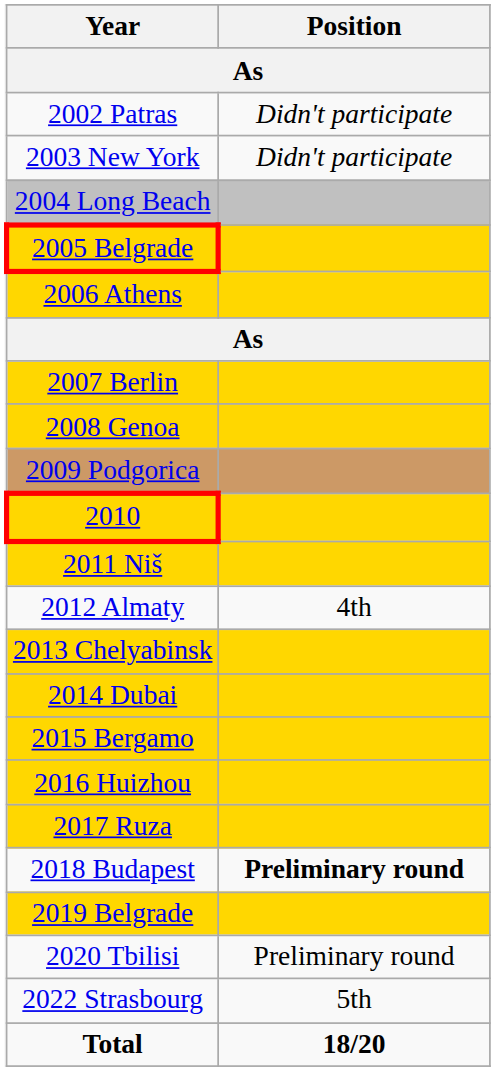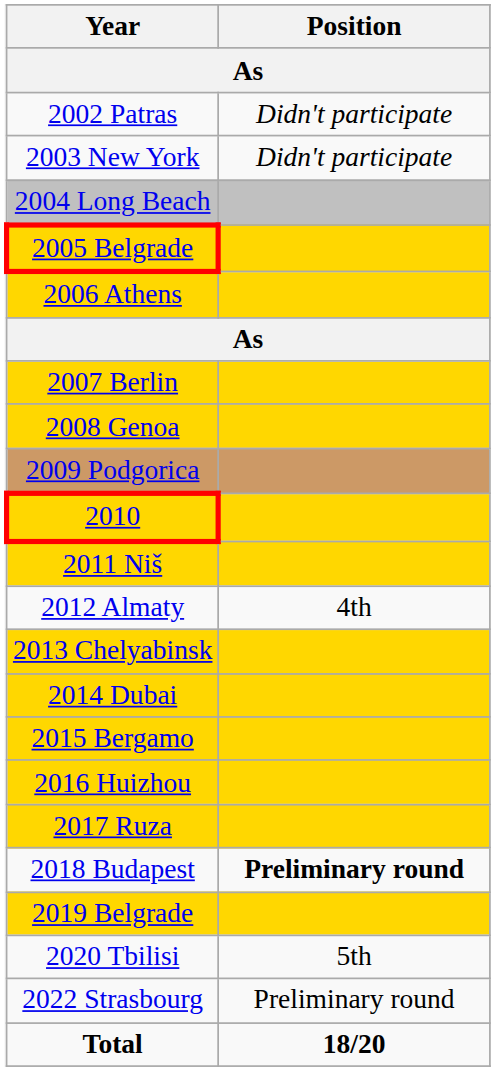(354, 956) Preliminary round -> (354, 956) 5th
(354, 1000) 5th -> (354, 1000) Preliminary round
